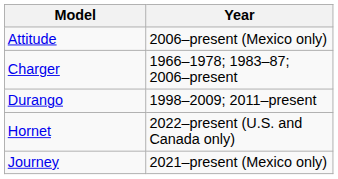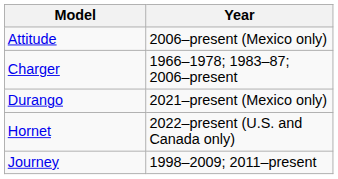(233, 100) 1998–2009; 2011–present -> (238, 100) 2021–present (Mexico only)
(238, 162) 2021–present (Mexico only) -> (233, 162) 1998–2009; 2011–present
